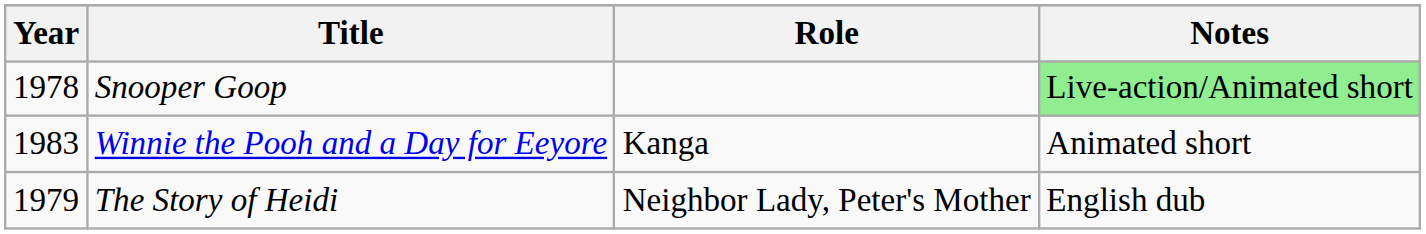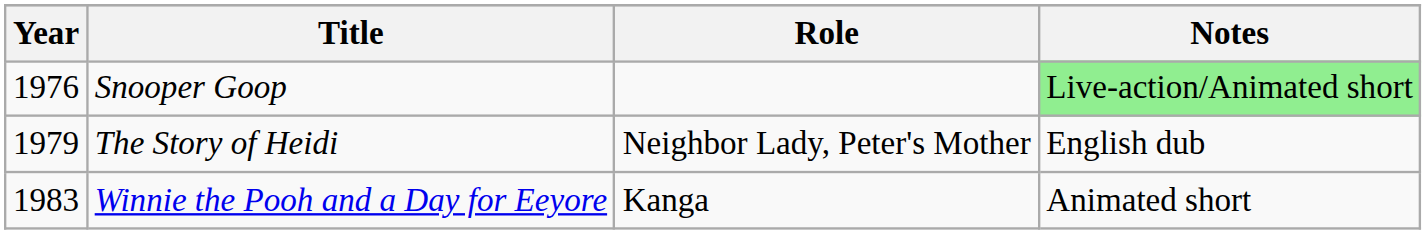(46, 87) 1978 -> (46, 87) 1976
rows swapped: (216, 198) <-> (351, 143)
